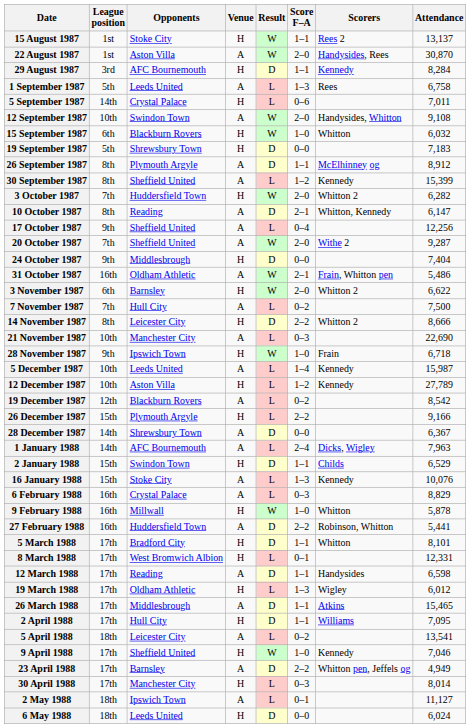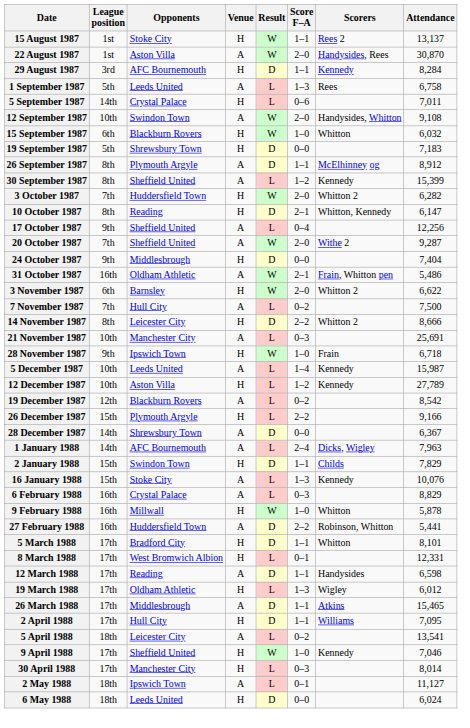(241, 212) A -> (241, 212) H
(439, 338) 22,690 -> (430, 338) 25,691
(439, 464) 6,529 -> (430, 464) 7,829
- row: (47, 668)
